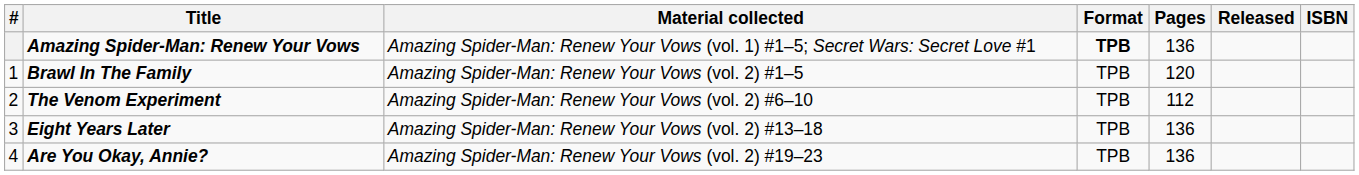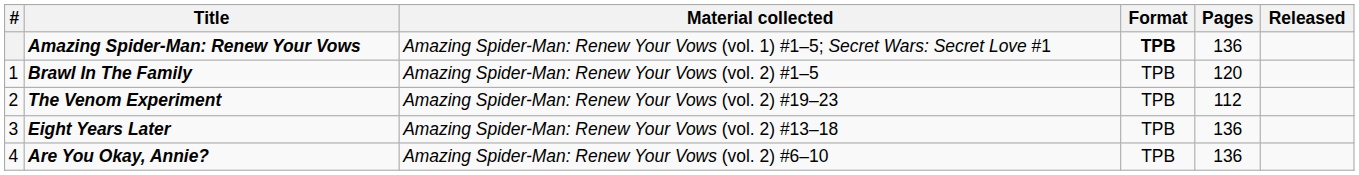- column: (1327, 18)
(600, 101) Amazing Spider-Man: Renew Your Vows (vol. 2) #6–10 -> (621, 101) Amazing Spider-Man: Renew Your Vows (vol. 2) #19–23
(605, 156) Amazing Spider-Man: Renew Your Vows (vol. 2) #19–23 -> (616, 156) Amazing Spider-Man: Renew Your Vows (vol. 2) #6–10
